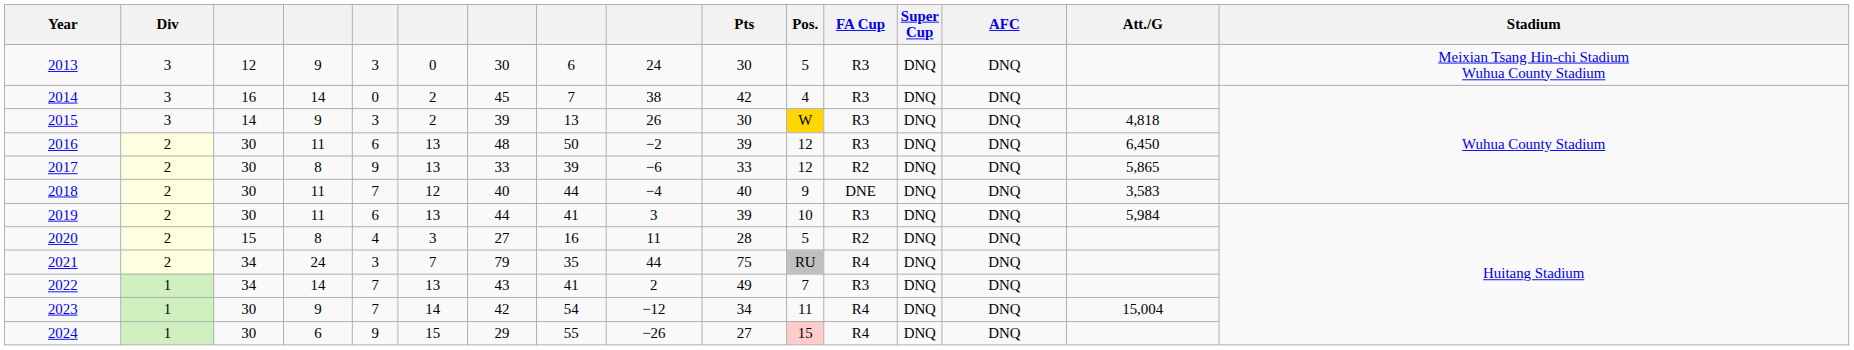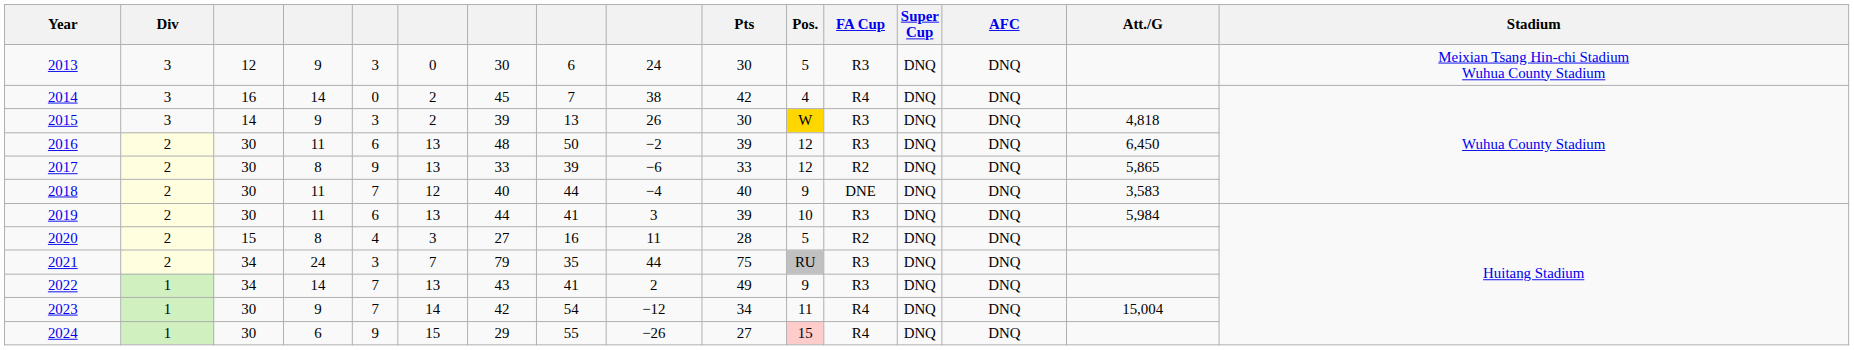(861, 96) R3 -> (861, 96) R4
(861, 262) R4 -> (861, 262) R3
(805, 285) 7 -> (805, 285) 9
